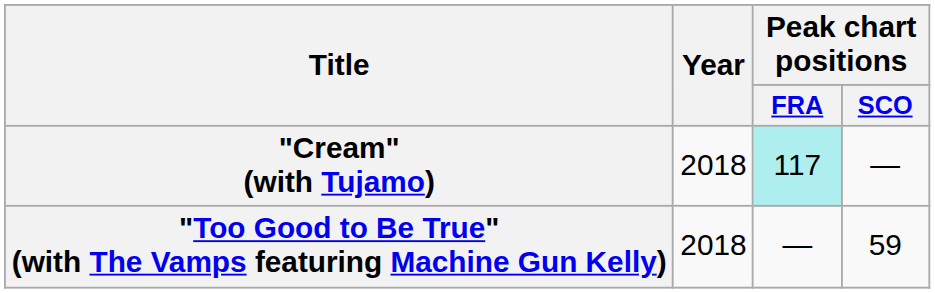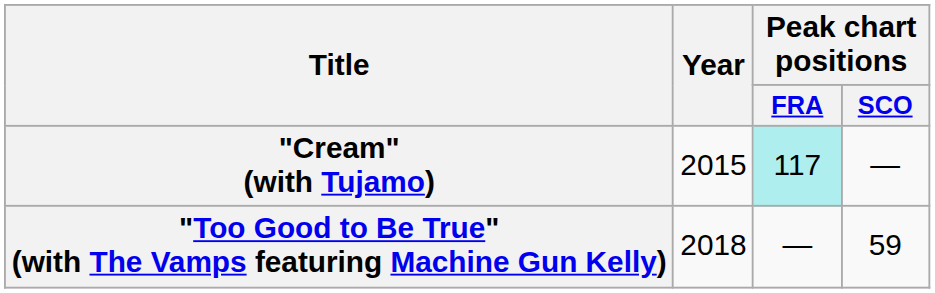(713, 165) 2018 -> (713, 165) 2015
